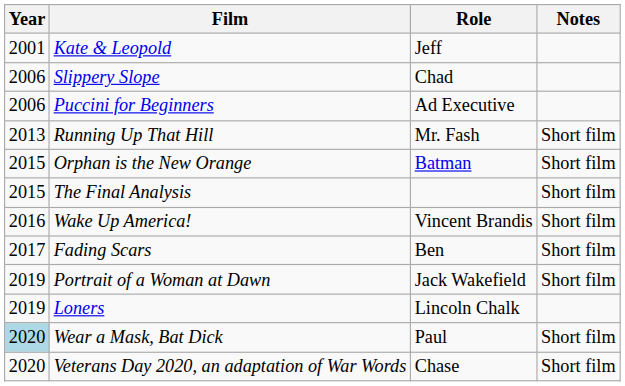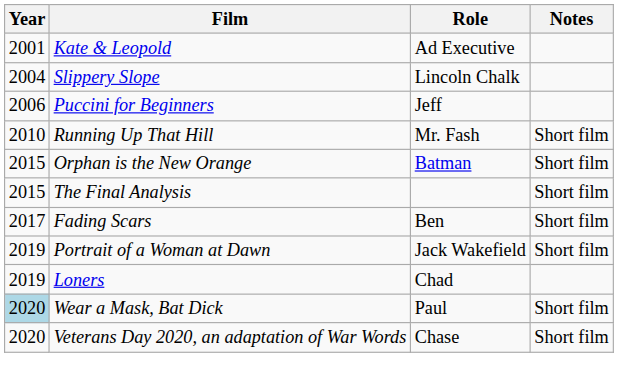(428, 47) Jeff -> (465, 47) Ad Executive
(27, 76) 2006 -> (27, 76) 2004
(434, 76) Chad -> (467, 76) Lincoln Chalk
(465, 105) Ad Executive -> (428, 105) Jeff
(27, 134) 2013 -> (27, 134) 2010
- row: (123, 221)
(467, 308) Lincoln Chalk -> (434, 279) Chad
